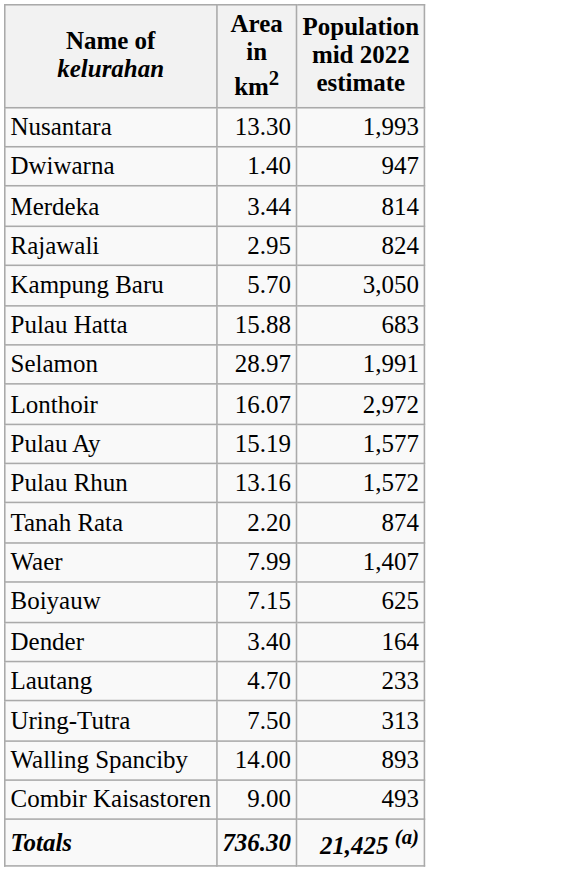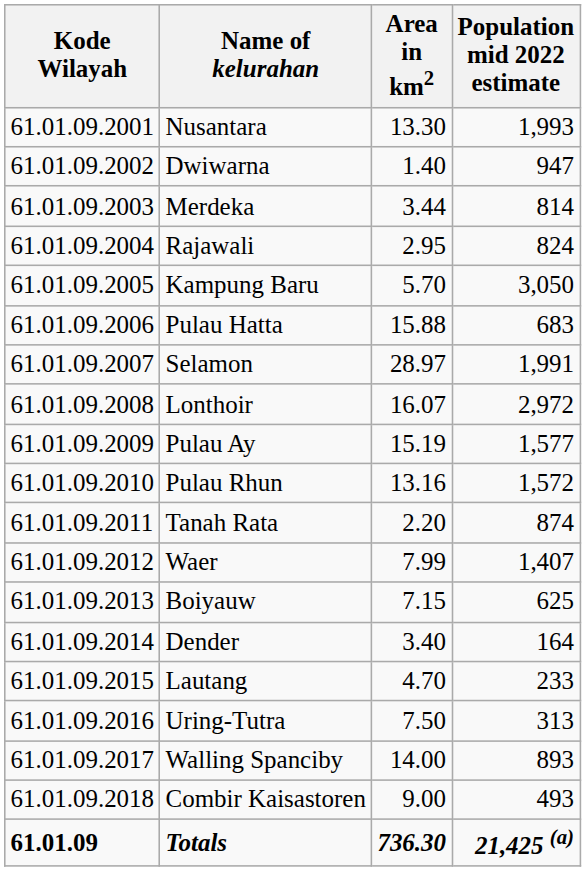+ column: (82, 55)
